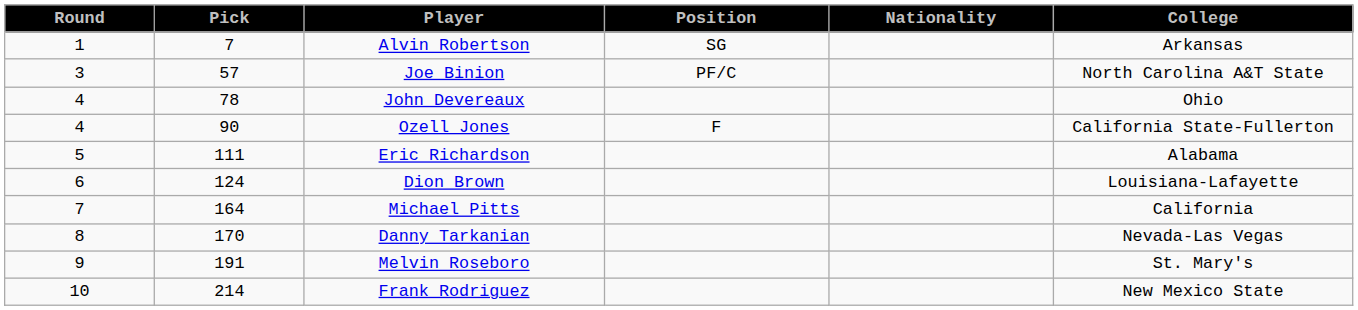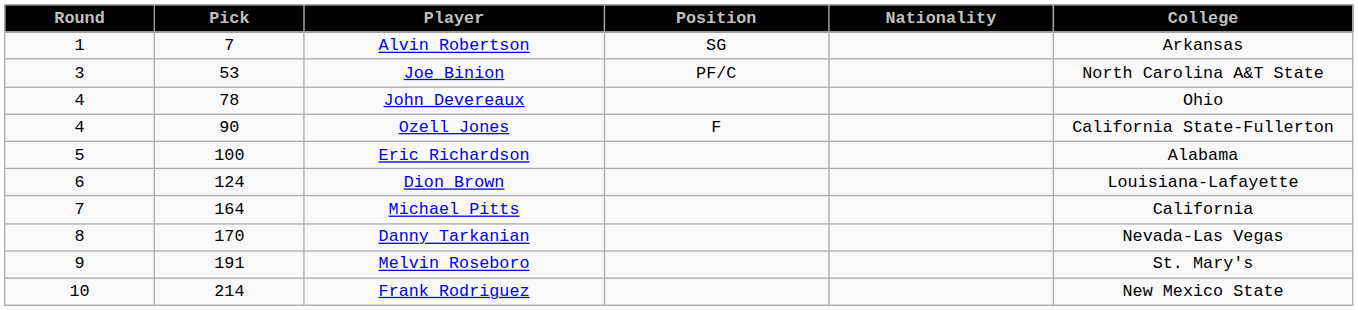(229, 73) 57 -> (229, 73) 53
(229, 155) 111 -> (229, 155) 100
